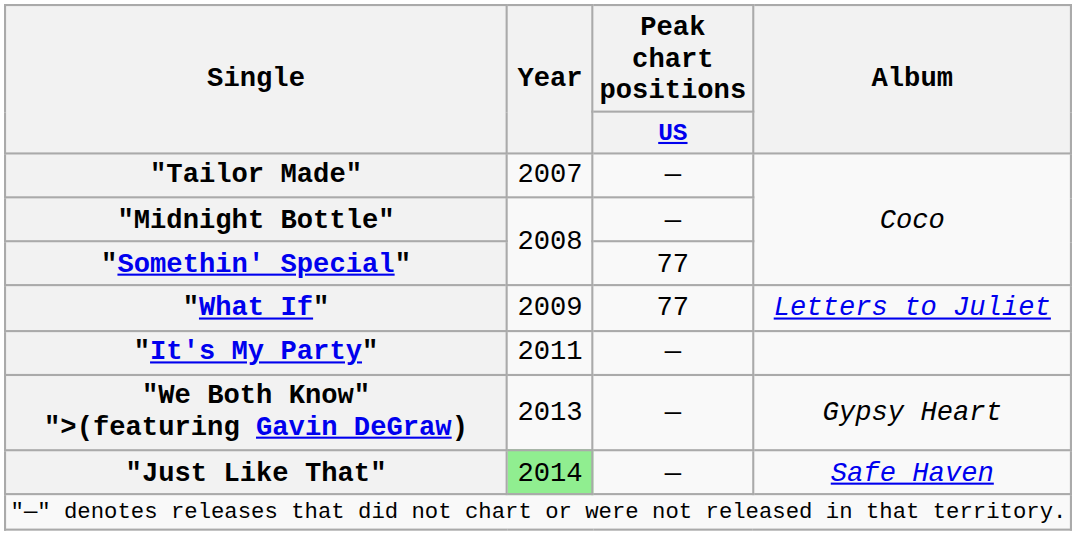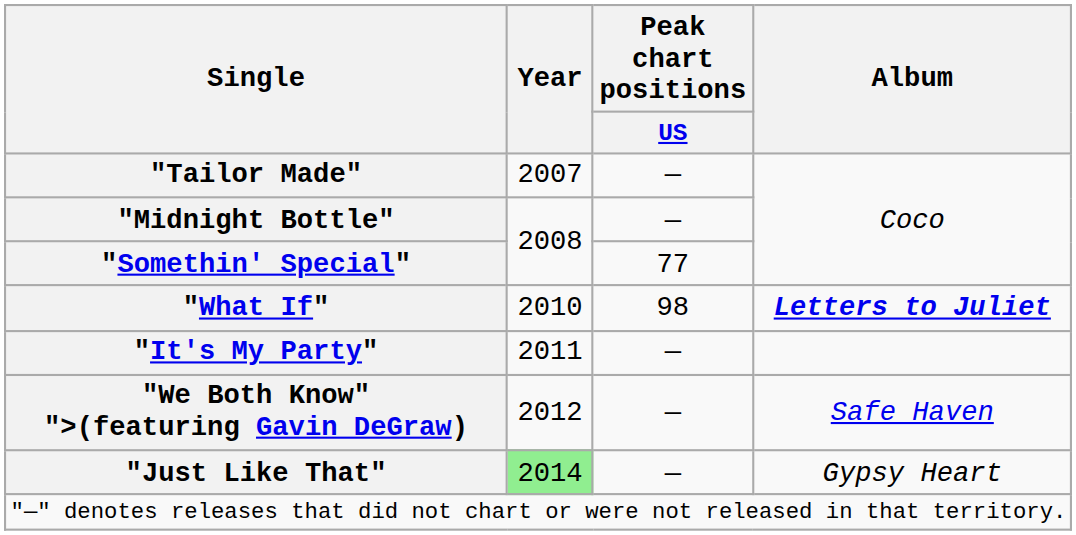(550, 308) 2009 -> (550, 308) 2010
(673, 308) 77 -> (673, 308) 98
(912, 308) normal -> (912, 308) bold
(550, 412) 2013 -> (550, 412) 2012
(912, 412) Gypsy Heart -> (912, 412) Safe Haven
(912, 472) Safe Haven -> (912, 472) Gypsy Heart
